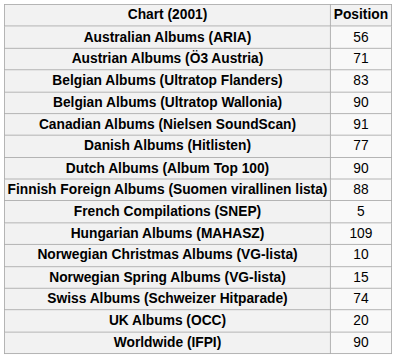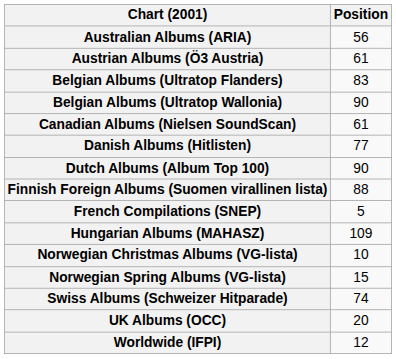(361, 59) 71 -> (361, 59) 61
(361, 124) 91 -> (361, 124) 61
(361, 342) 90 -> (361, 342) 12
